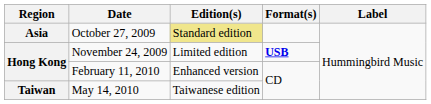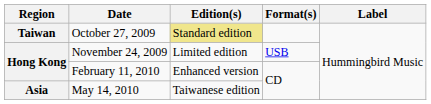(37, 33) Asia -> (37, 33) Taiwan
(277, 52) bold -> (277, 52) normal
(37, 90) Taiwan -> (37, 90) Asia
